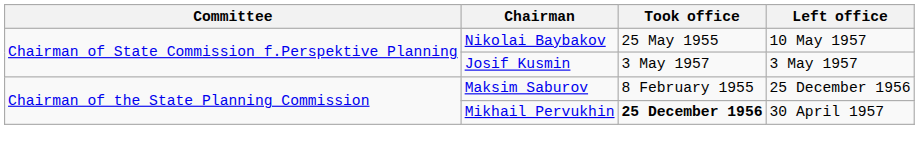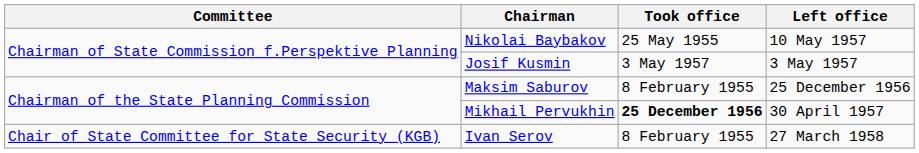+ row: (509, 136)
